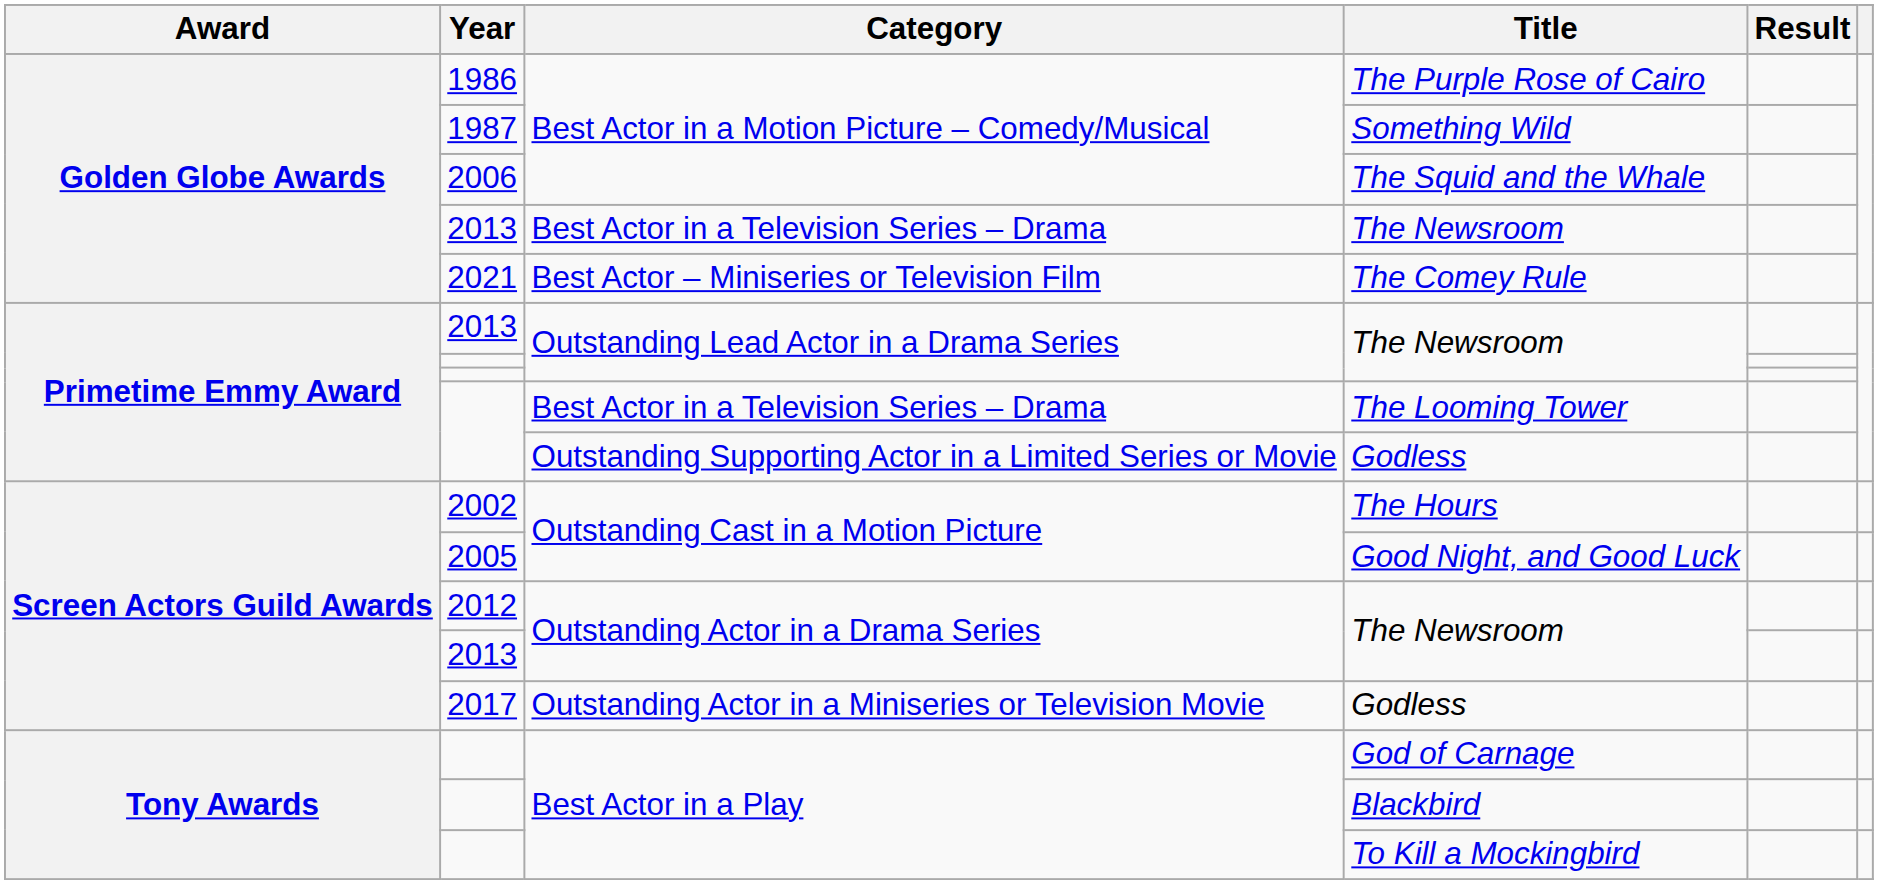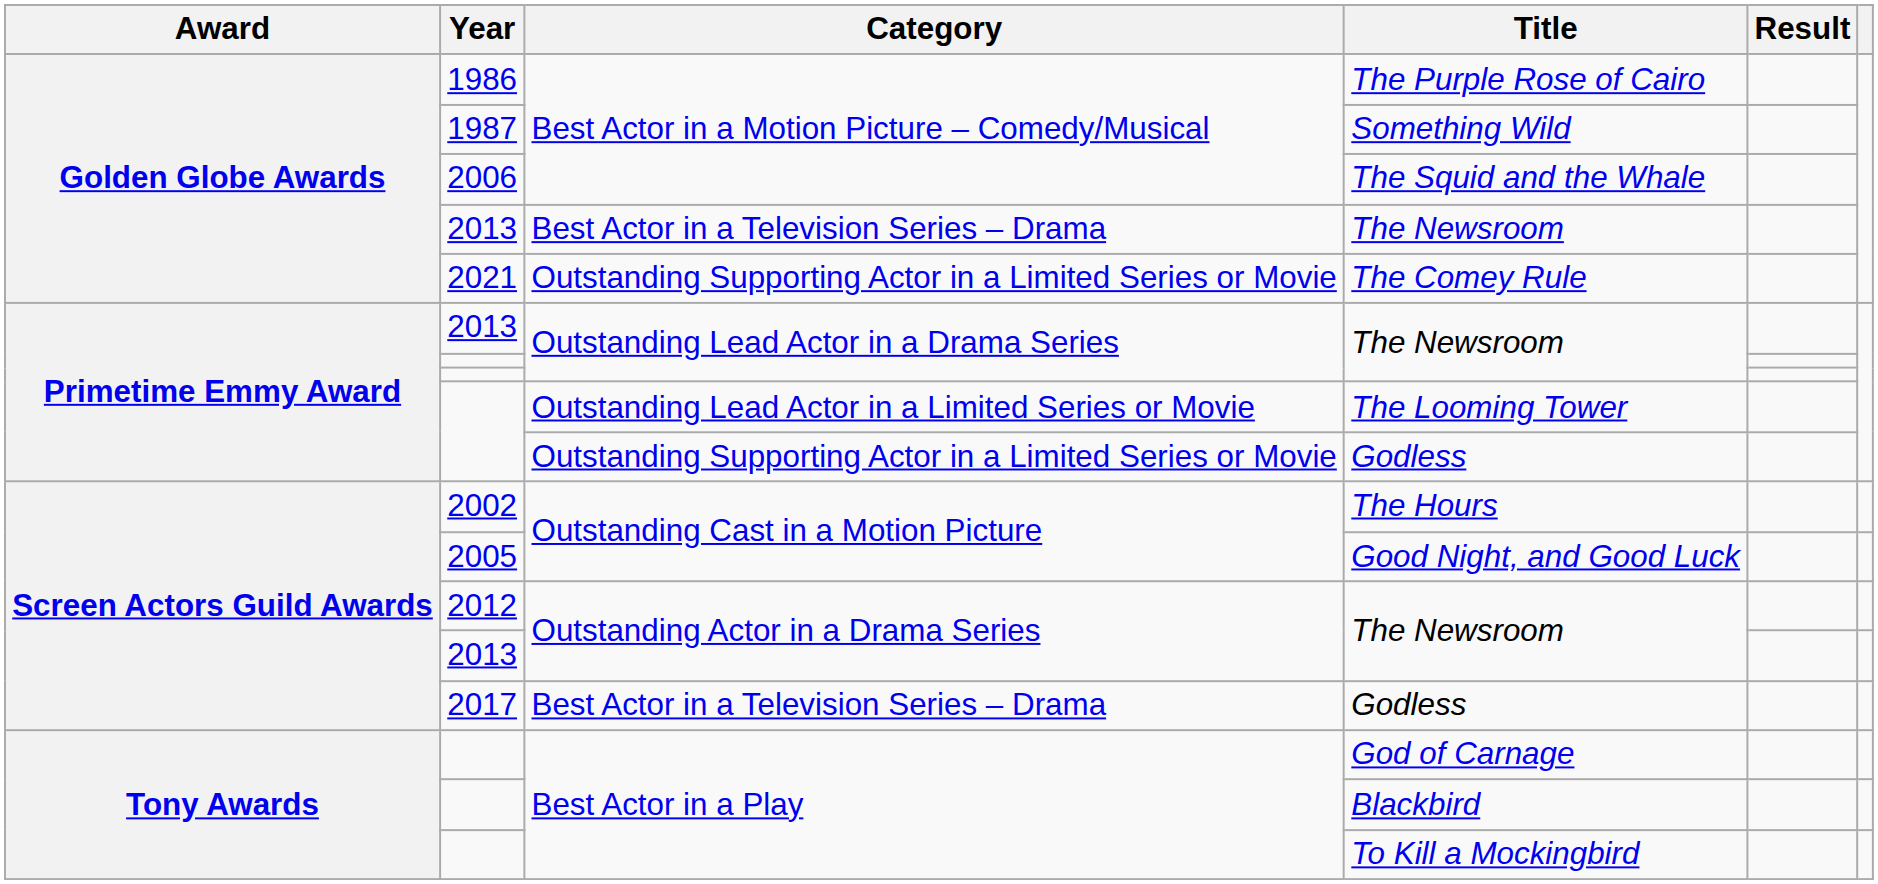(816, 278) Best Actor – Miniseries or Television Film -> (934, 278) Outstanding Supporting Actor in a Limited Series or Movie
(819, 406) Best Actor in a Television Series – Drama -> (893, 406) Outstanding Lead Actor in a Limited Series or Movie
(898, 704) Outstanding Actor in a Miniseries or Television Movie -> (819, 704) Best Actor in a Television Series – Drama
